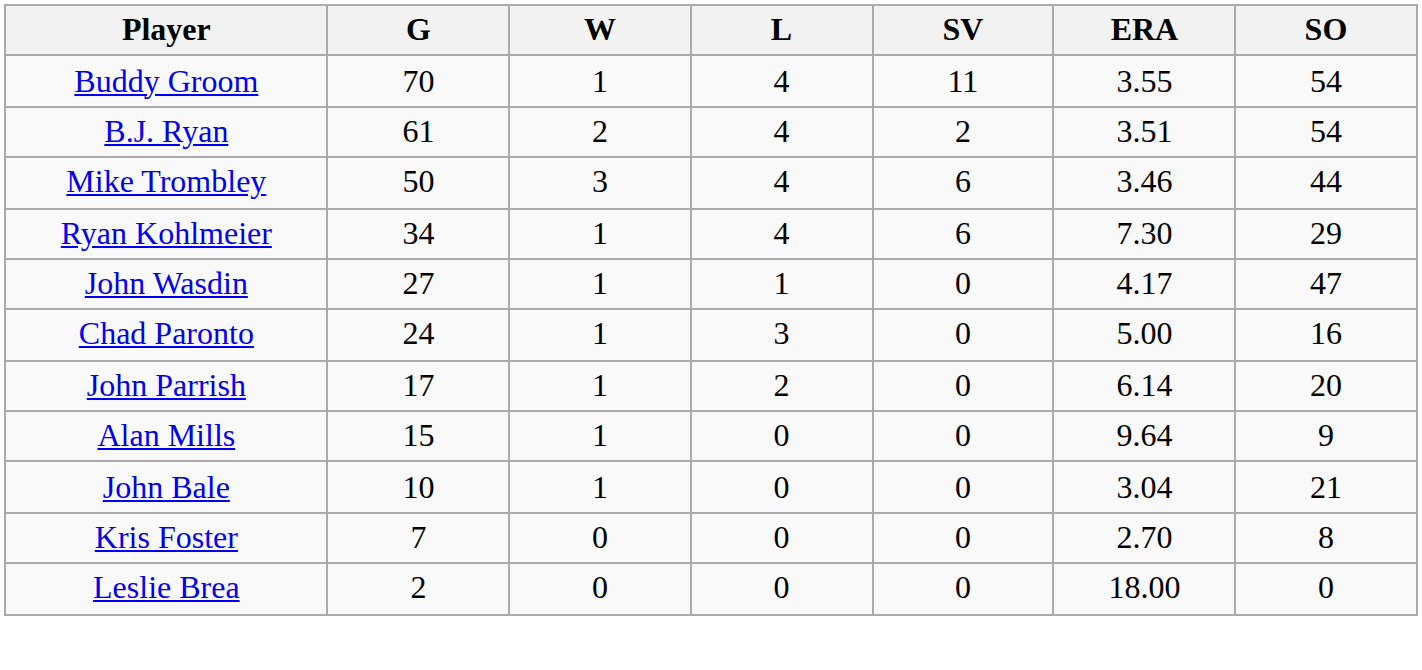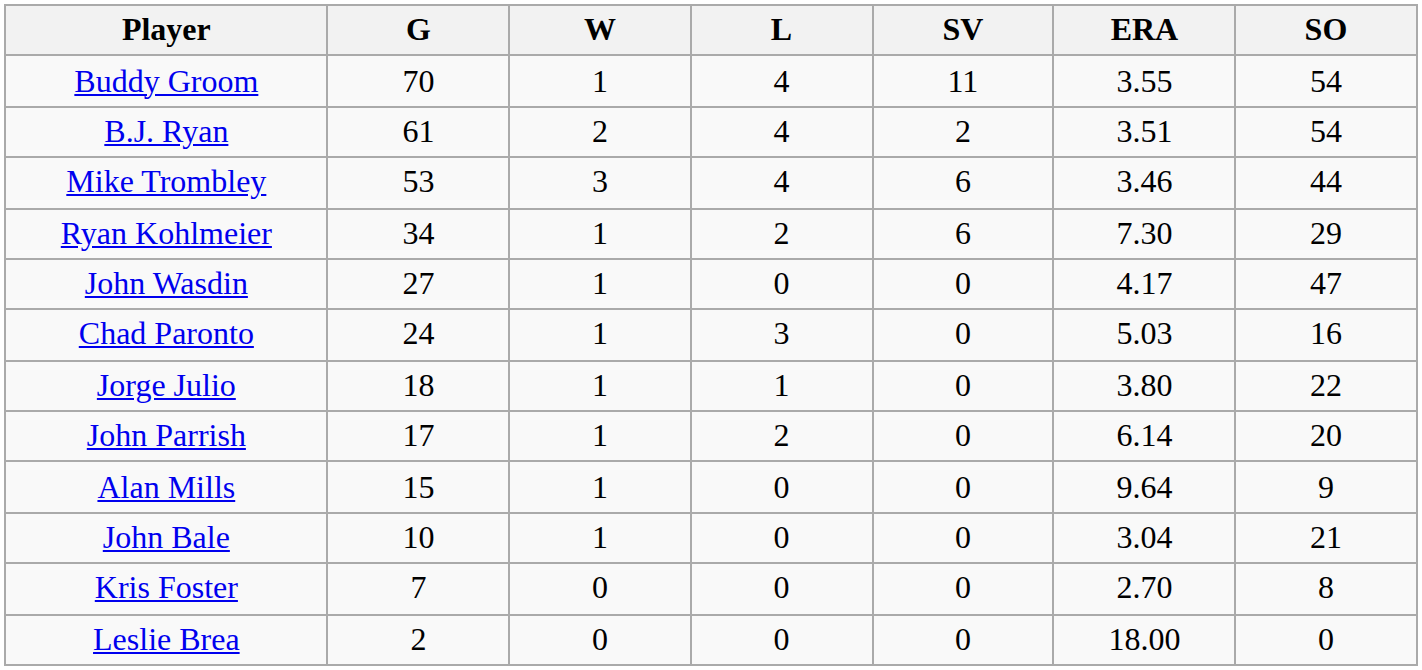(418, 182) 50 -> (418, 182) 53
(781, 232) 4 -> (781, 232) 2
(781, 283) 1 -> (781, 283) 0
(1144, 334) 5.00 -> (1144, 334) 5.03
+ row: (166, 385)
